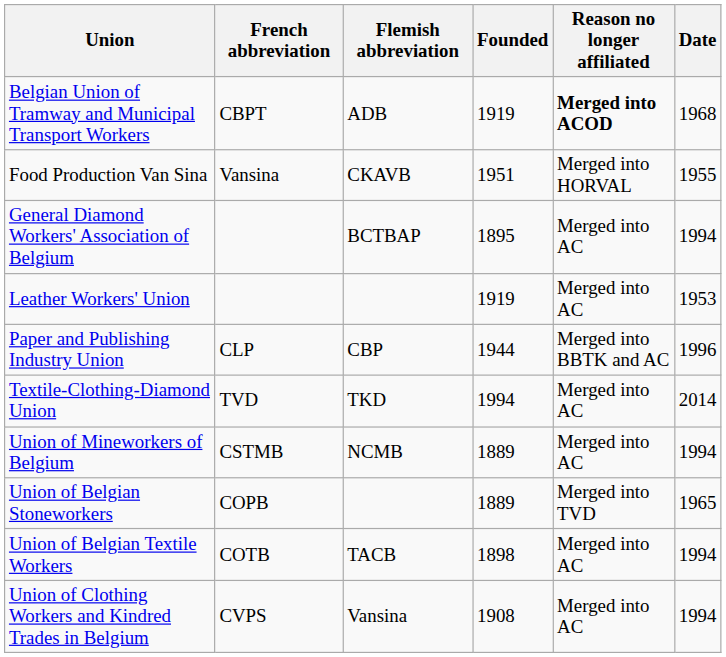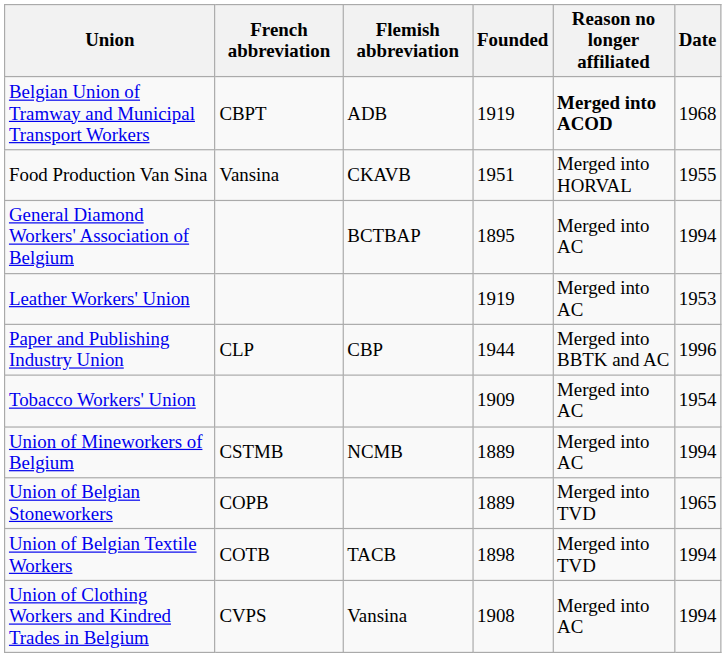- row: (109, 400)
+ row: (102, 400)
(603, 554) Merged into AC -> (603, 554) Merged into TVD
